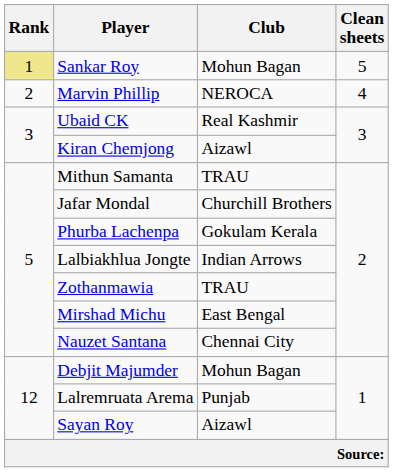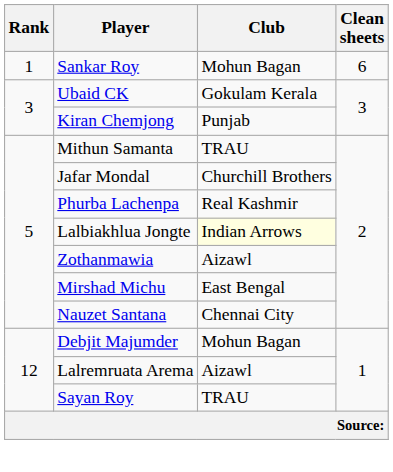(29, 65) khaki background -> (29, 65) no background
(362, 65) 5 -> (362, 65) 6
- row: (108, 93)
(250, 120) Real Kashmir -> (259, 93) Gokulam Kerala
(227, 148) Aizawl -> (226, 120) Punjab
(259, 231) Gokulam Kerala -> (250, 203) Real Kashmir
(252, 259) no background -> (252, 231) lightyellow background
(225, 286) TRAU -> (227, 259) Aizawl
(226, 397) Punjab -> (227, 369) Aizawl
(227, 425) Aizawl -> (225, 397) TRAU
